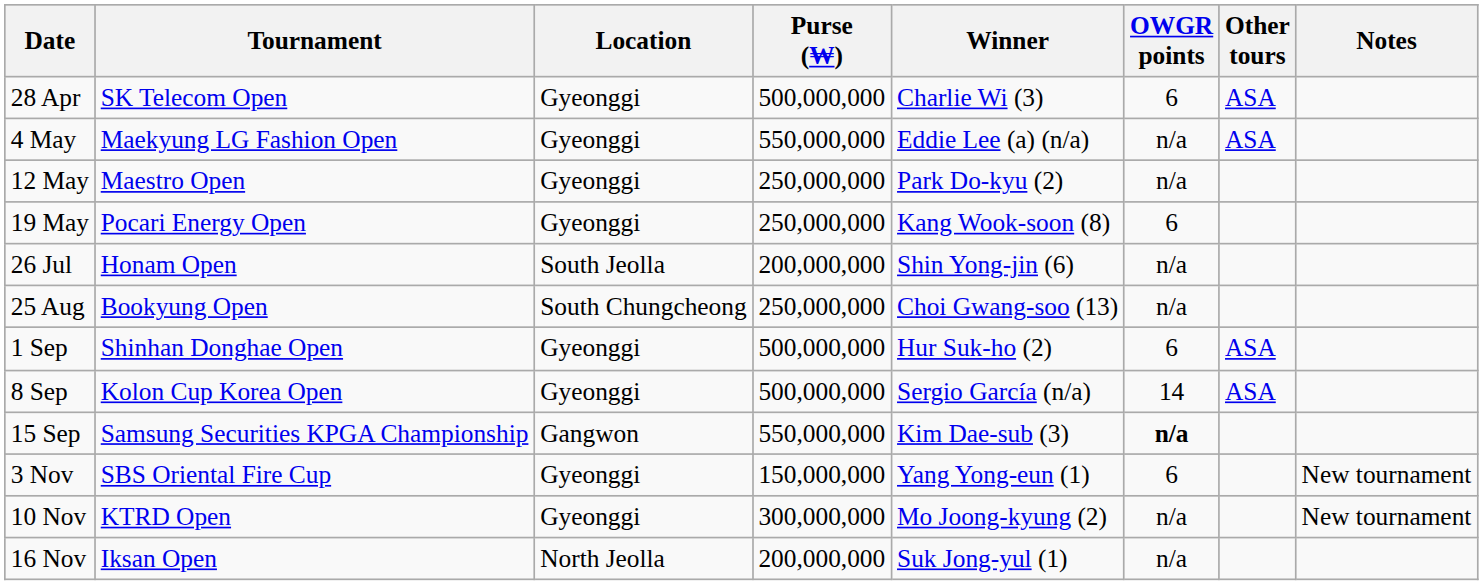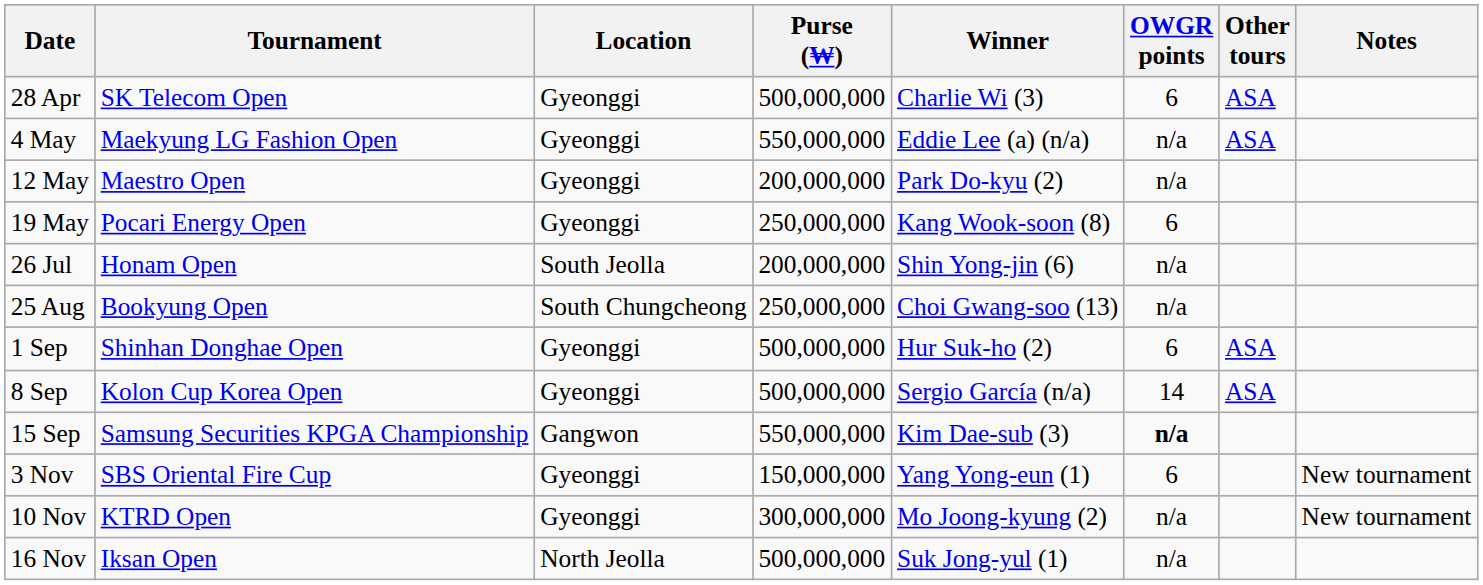(822, 181) 250,000,000 -> (822, 181) 200,000,000
(822, 557) 200,000,000 -> (822, 557) 500,000,000
